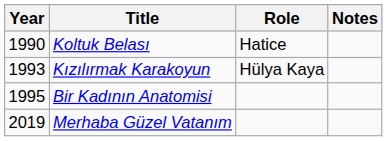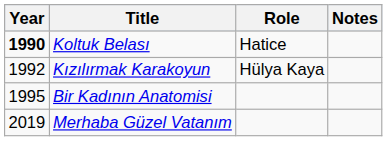(27, 44) normal -> (27, 44) bold
(27, 70) 1993 -> (27, 70) 1992
